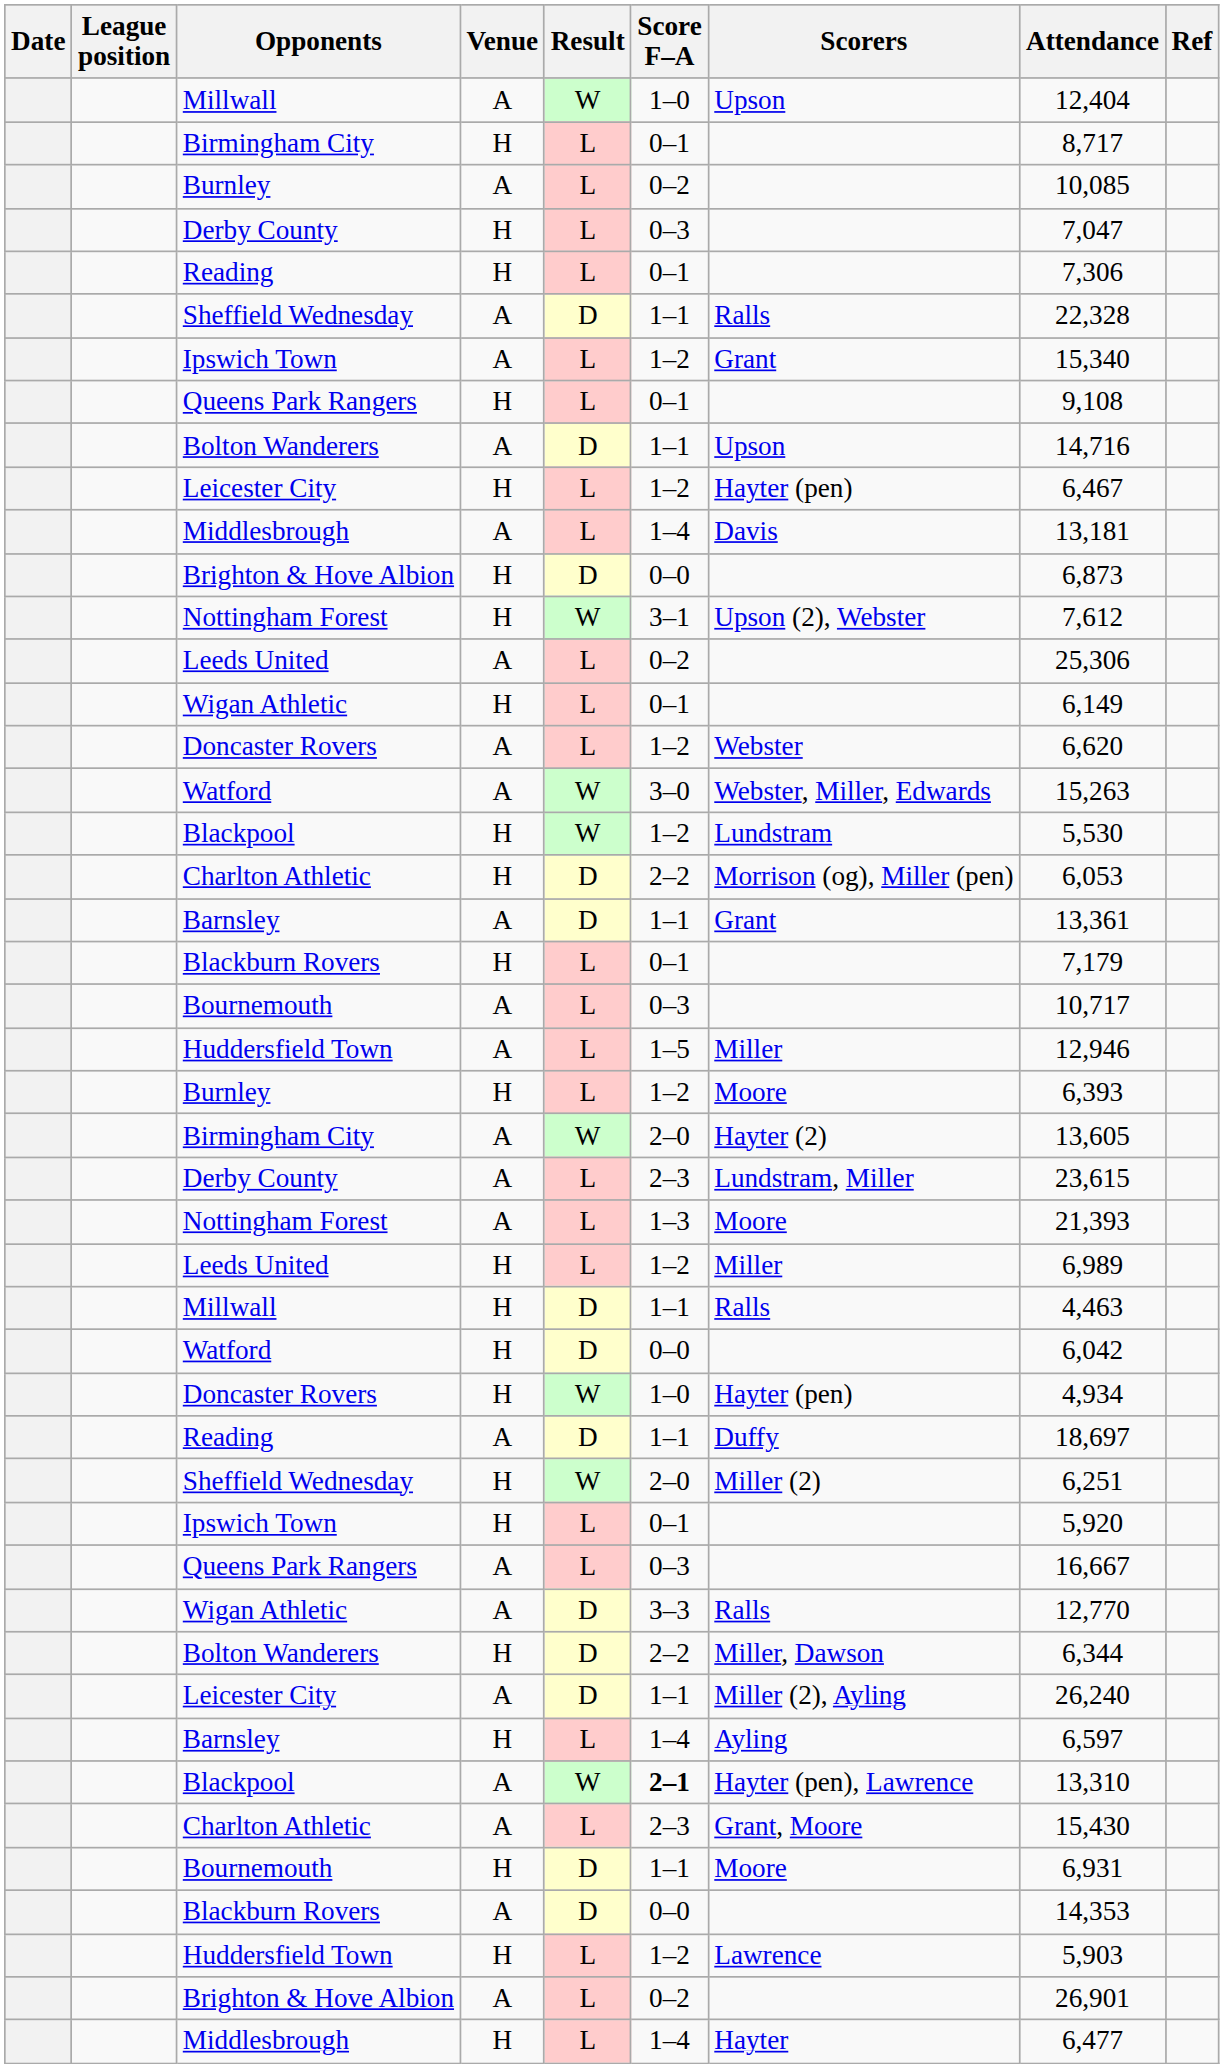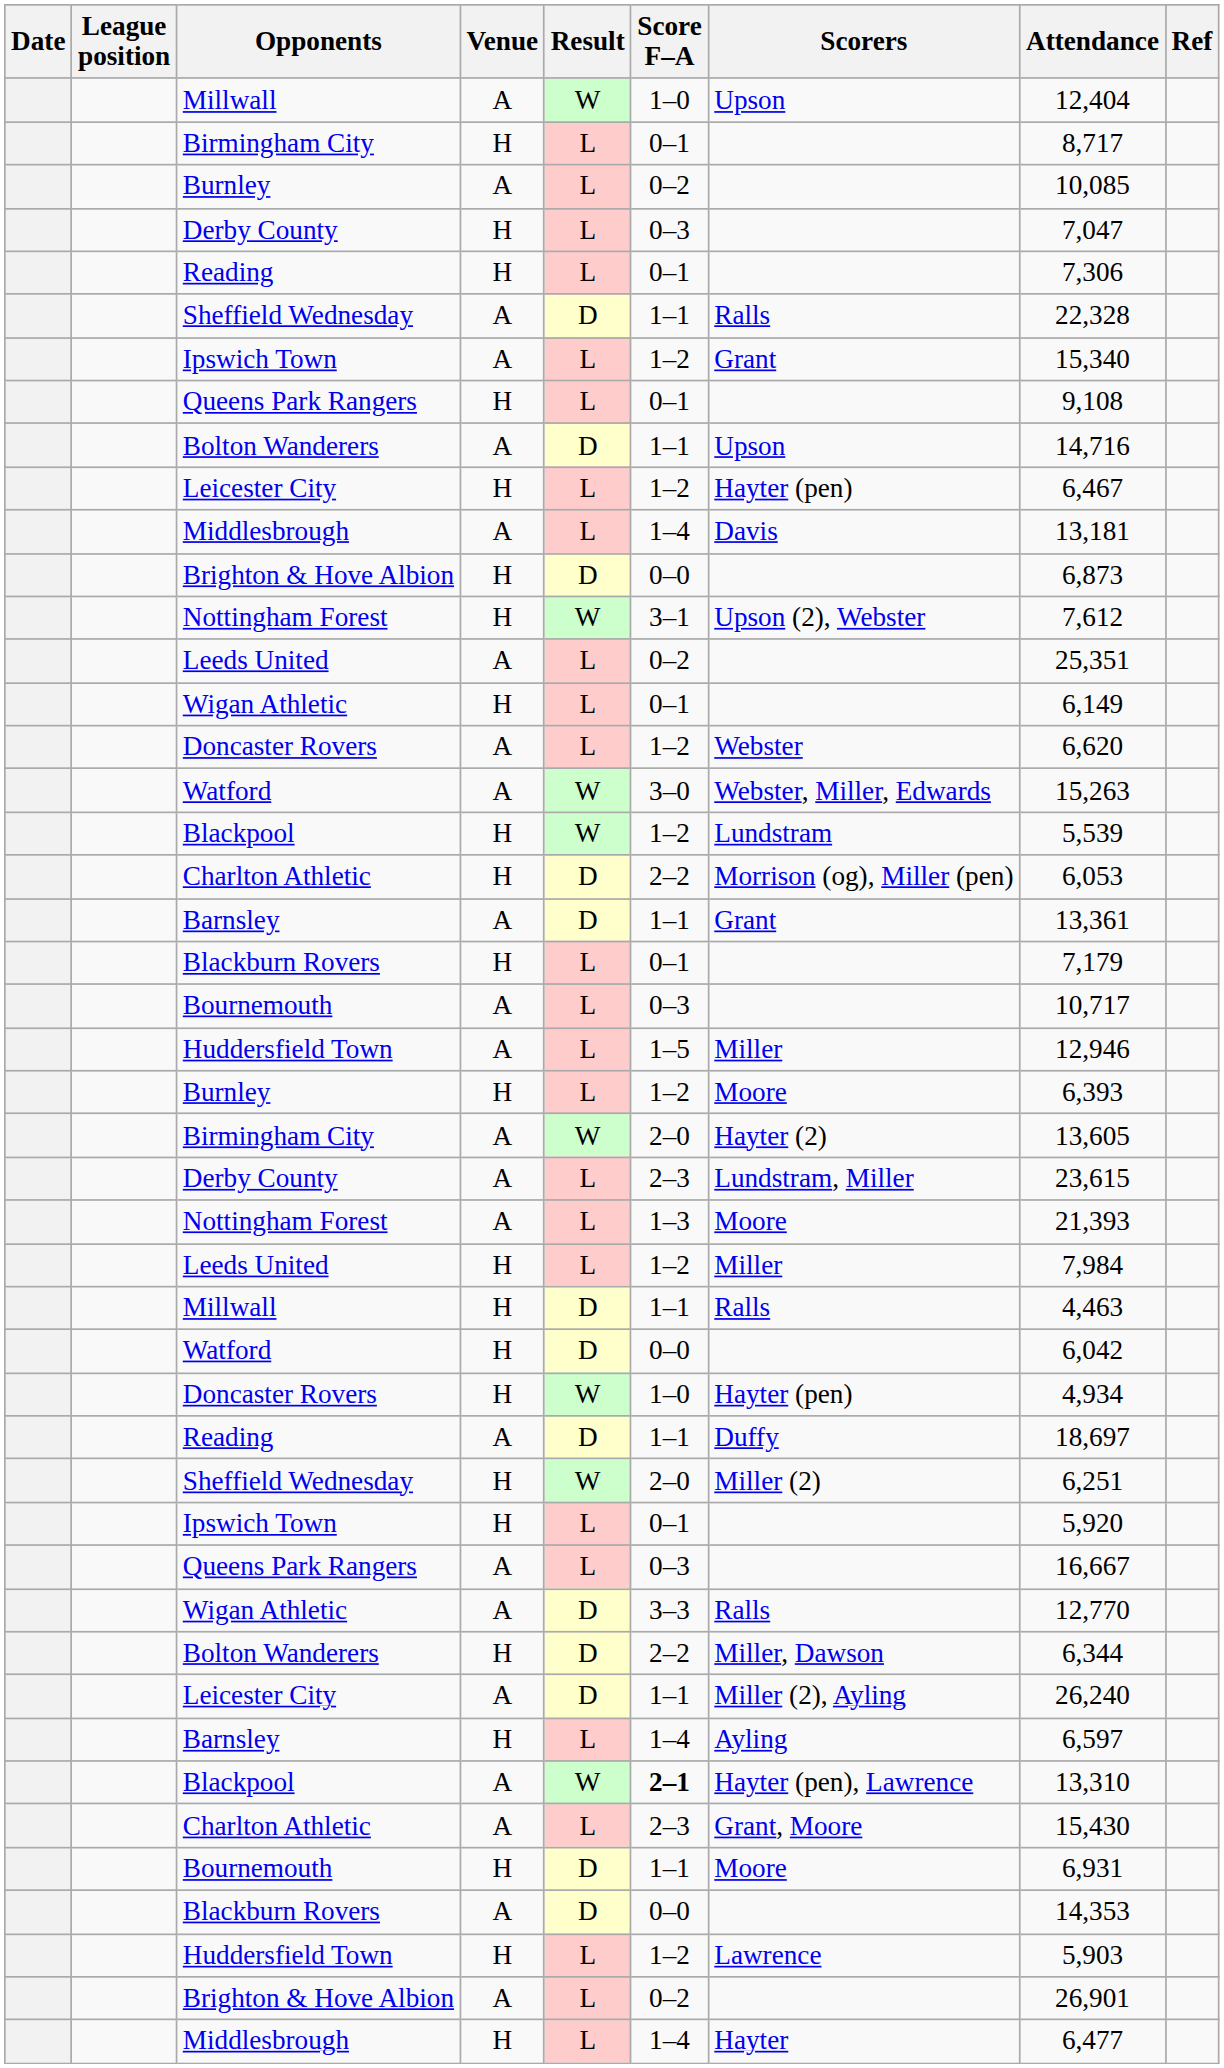(1092, 660) 25,306 -> (1092, 660) 25,351
(1092, 833) 5,530 -> (1092, 833) 5,539
(1092, 1264) 6,989 -> (1092, 1264) 7,984
